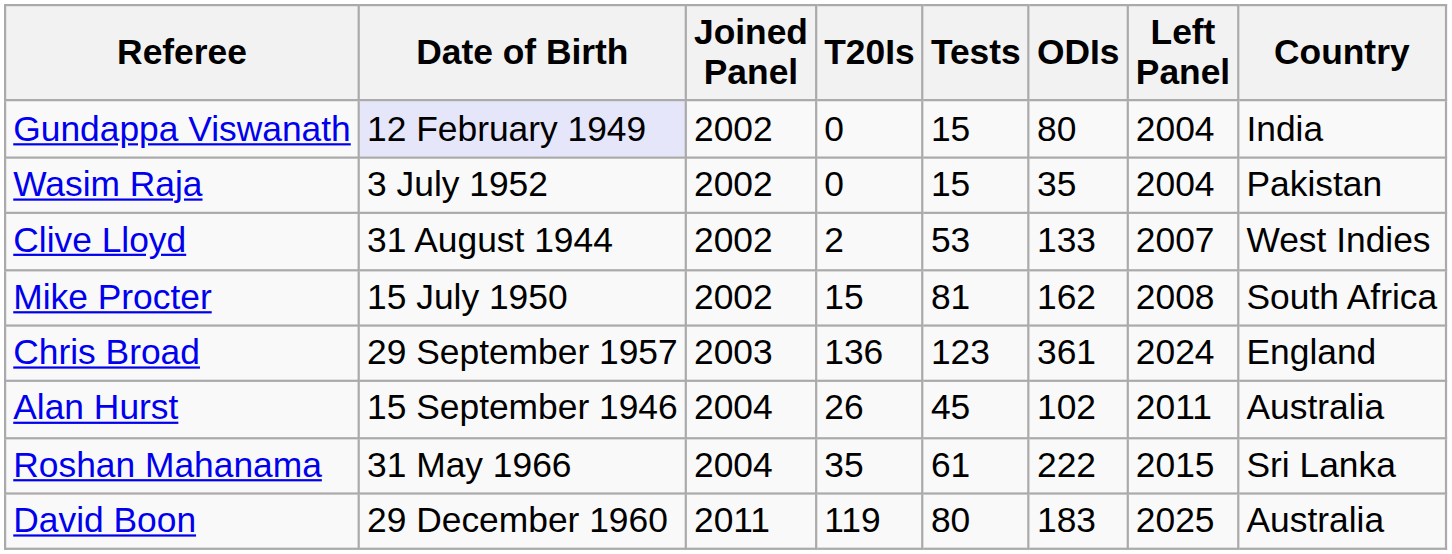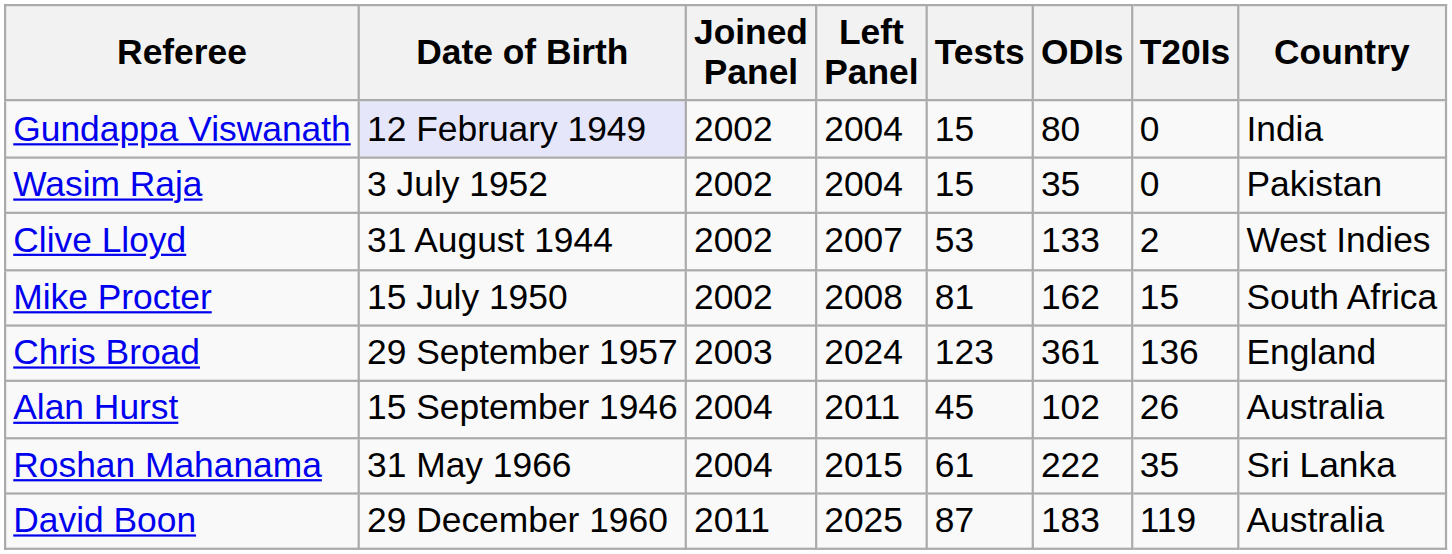columns swapped: (1183, 52) <-> (869, 52)
(951, 520) 80 -> (955, 520) 87
